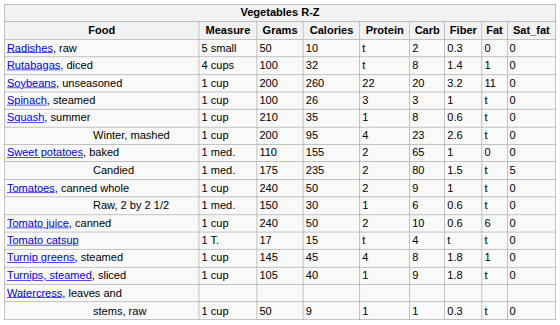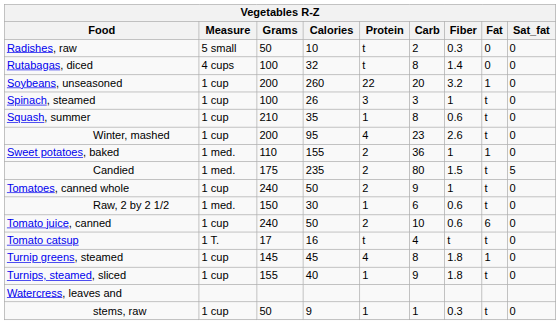(488, 65) 1 -> (488, 65) 0
(490, 83) 11 -> (488, 83) 1
(418, 153) 65 -> (418, 153) 36
(488, 153) 0 -> (488, 153) 1
(312, 240) 15 -> (312, 240) 16
(269, 275) 105 -> (269, 275) 155
